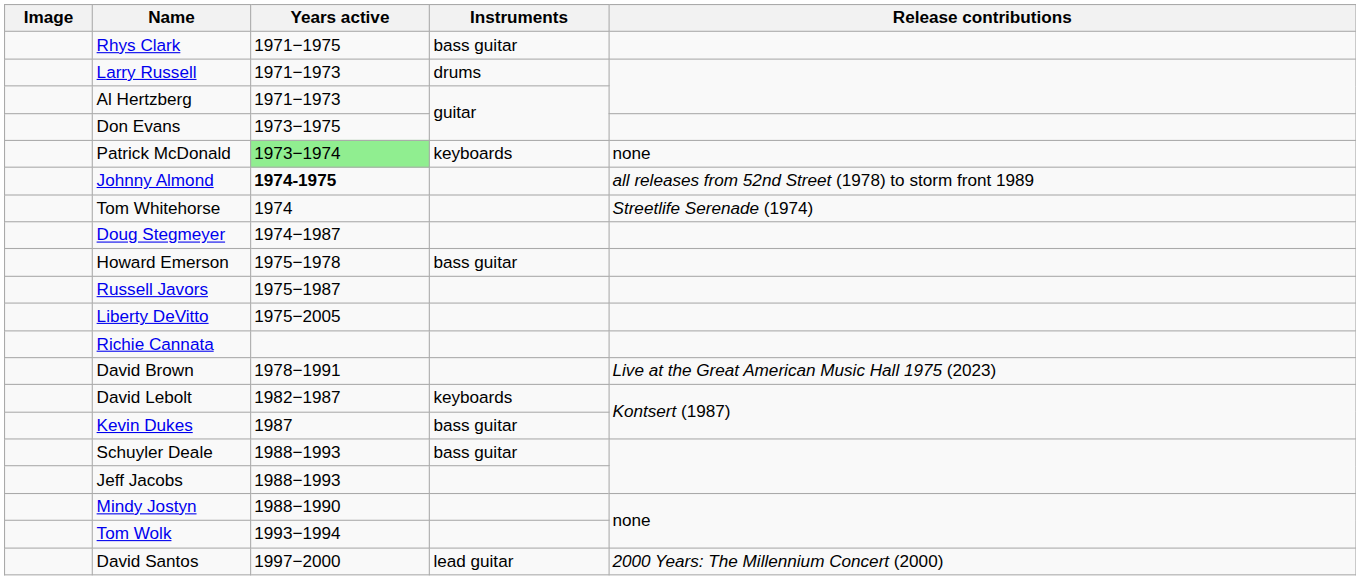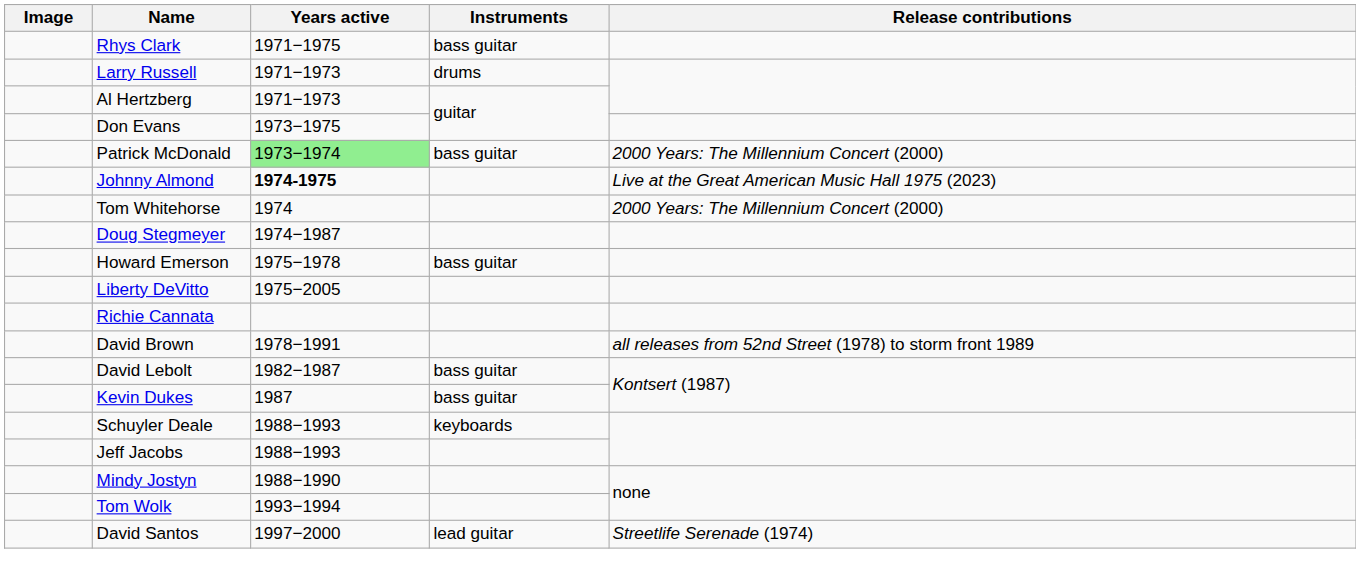(473, 153) keyboards -> (475, 153) bass guitar
(632, 153) none -> (778, 153) 2000 Years: The Millennium Concert (2000)
(823, 180) all releases from 52nd Street (1978) to storm front 1989 -> (804, 180) Live at the Great American Music Hall 1975 (2023)
(713, 208) Streetlife Serenade (1974) -> (778, 208) 2000 Years: The Millennium Concert (2000)
- row: (152, 289)
(804, 371) Live at the Great American Music Hall 1975 (2023) -> (823, 343) all releases from 52nd Street (1978) to storm front 1989
(473, 398) keyboards -> (475, 371) bass guitar
(475, 452) bass guitar -> (473, 425) keyboards
(778, 561) 2000 Years: The Millennium Concert (2000) -> (713, 533) Streetlife Serenade (1974)
